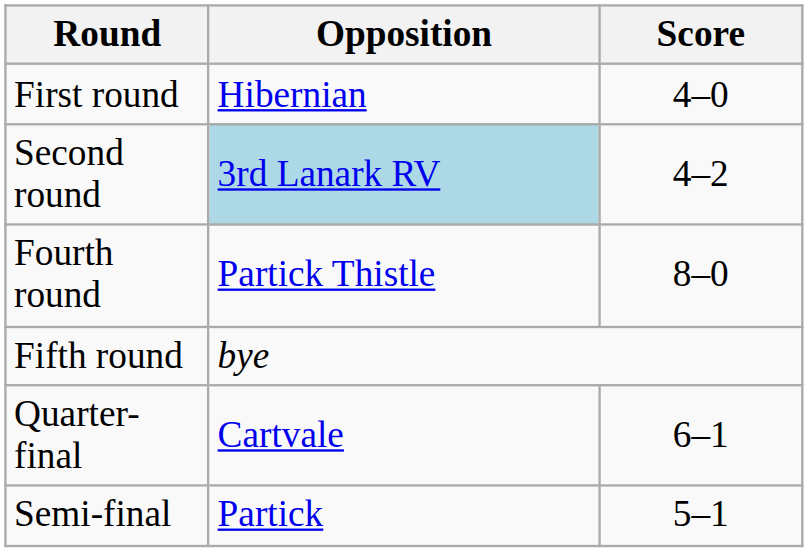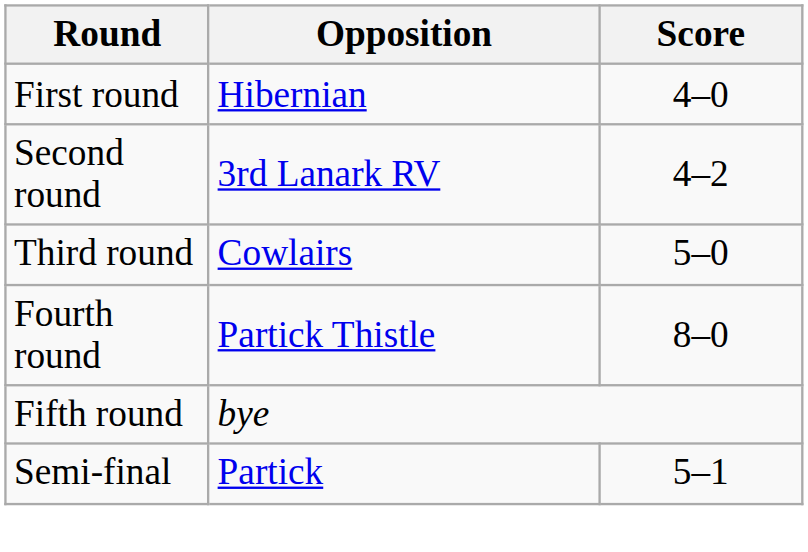(329, 173) lightblue background -> (329, 173) no background
+ row: (104, 253)
- row: (77, 434)
